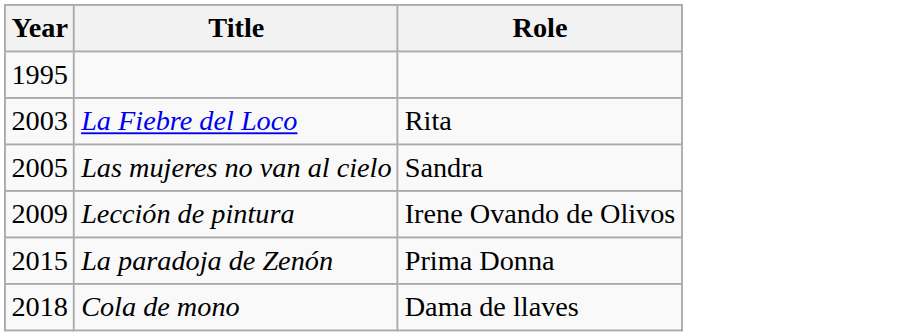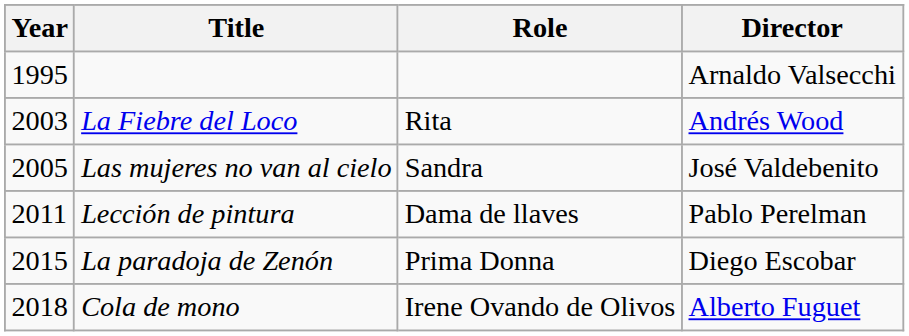+ column: (792, 27)
(40, 214) 2009 -> (39, 214) 2011
(540, 214) Irene Ovando de Olivos -> (492, 214) Dama de llaves
(492, 307) Dama de llaves -> (540, 307) Irene Ovando de Olivos
